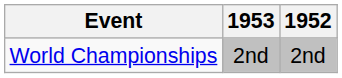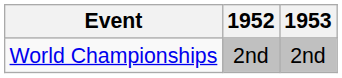columns swapped: (308, 21) <-> (251, 21)
